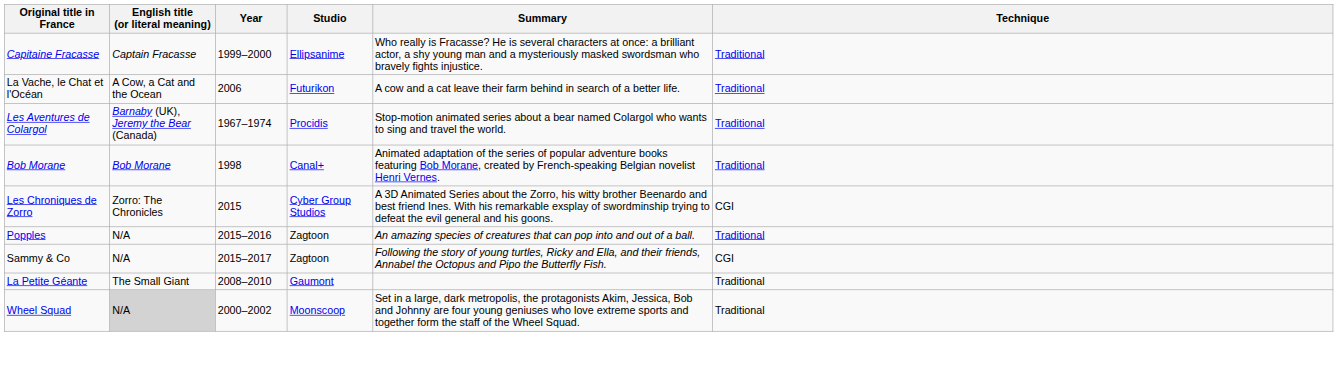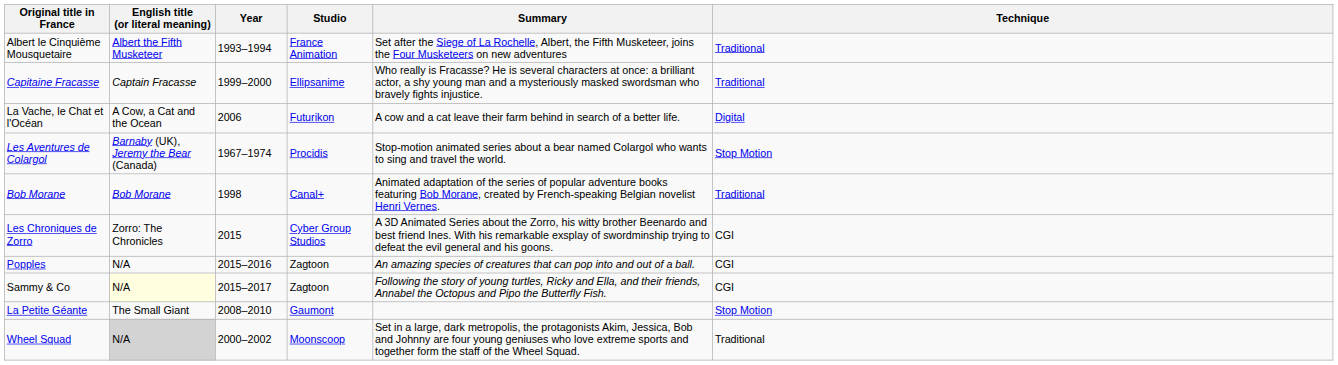+ row: (54, 48)
(740, 89) Traditional -> (730, 118) Digital
(740, 124) Traditional -> (744, 153) Stop Motion
(740, 235) Traditional -> (724, 264) CGI
(121, 258) no background -> (121, 287) lightyellow background
(740, 281) Traditional -> (744, 310) Stop Motion
